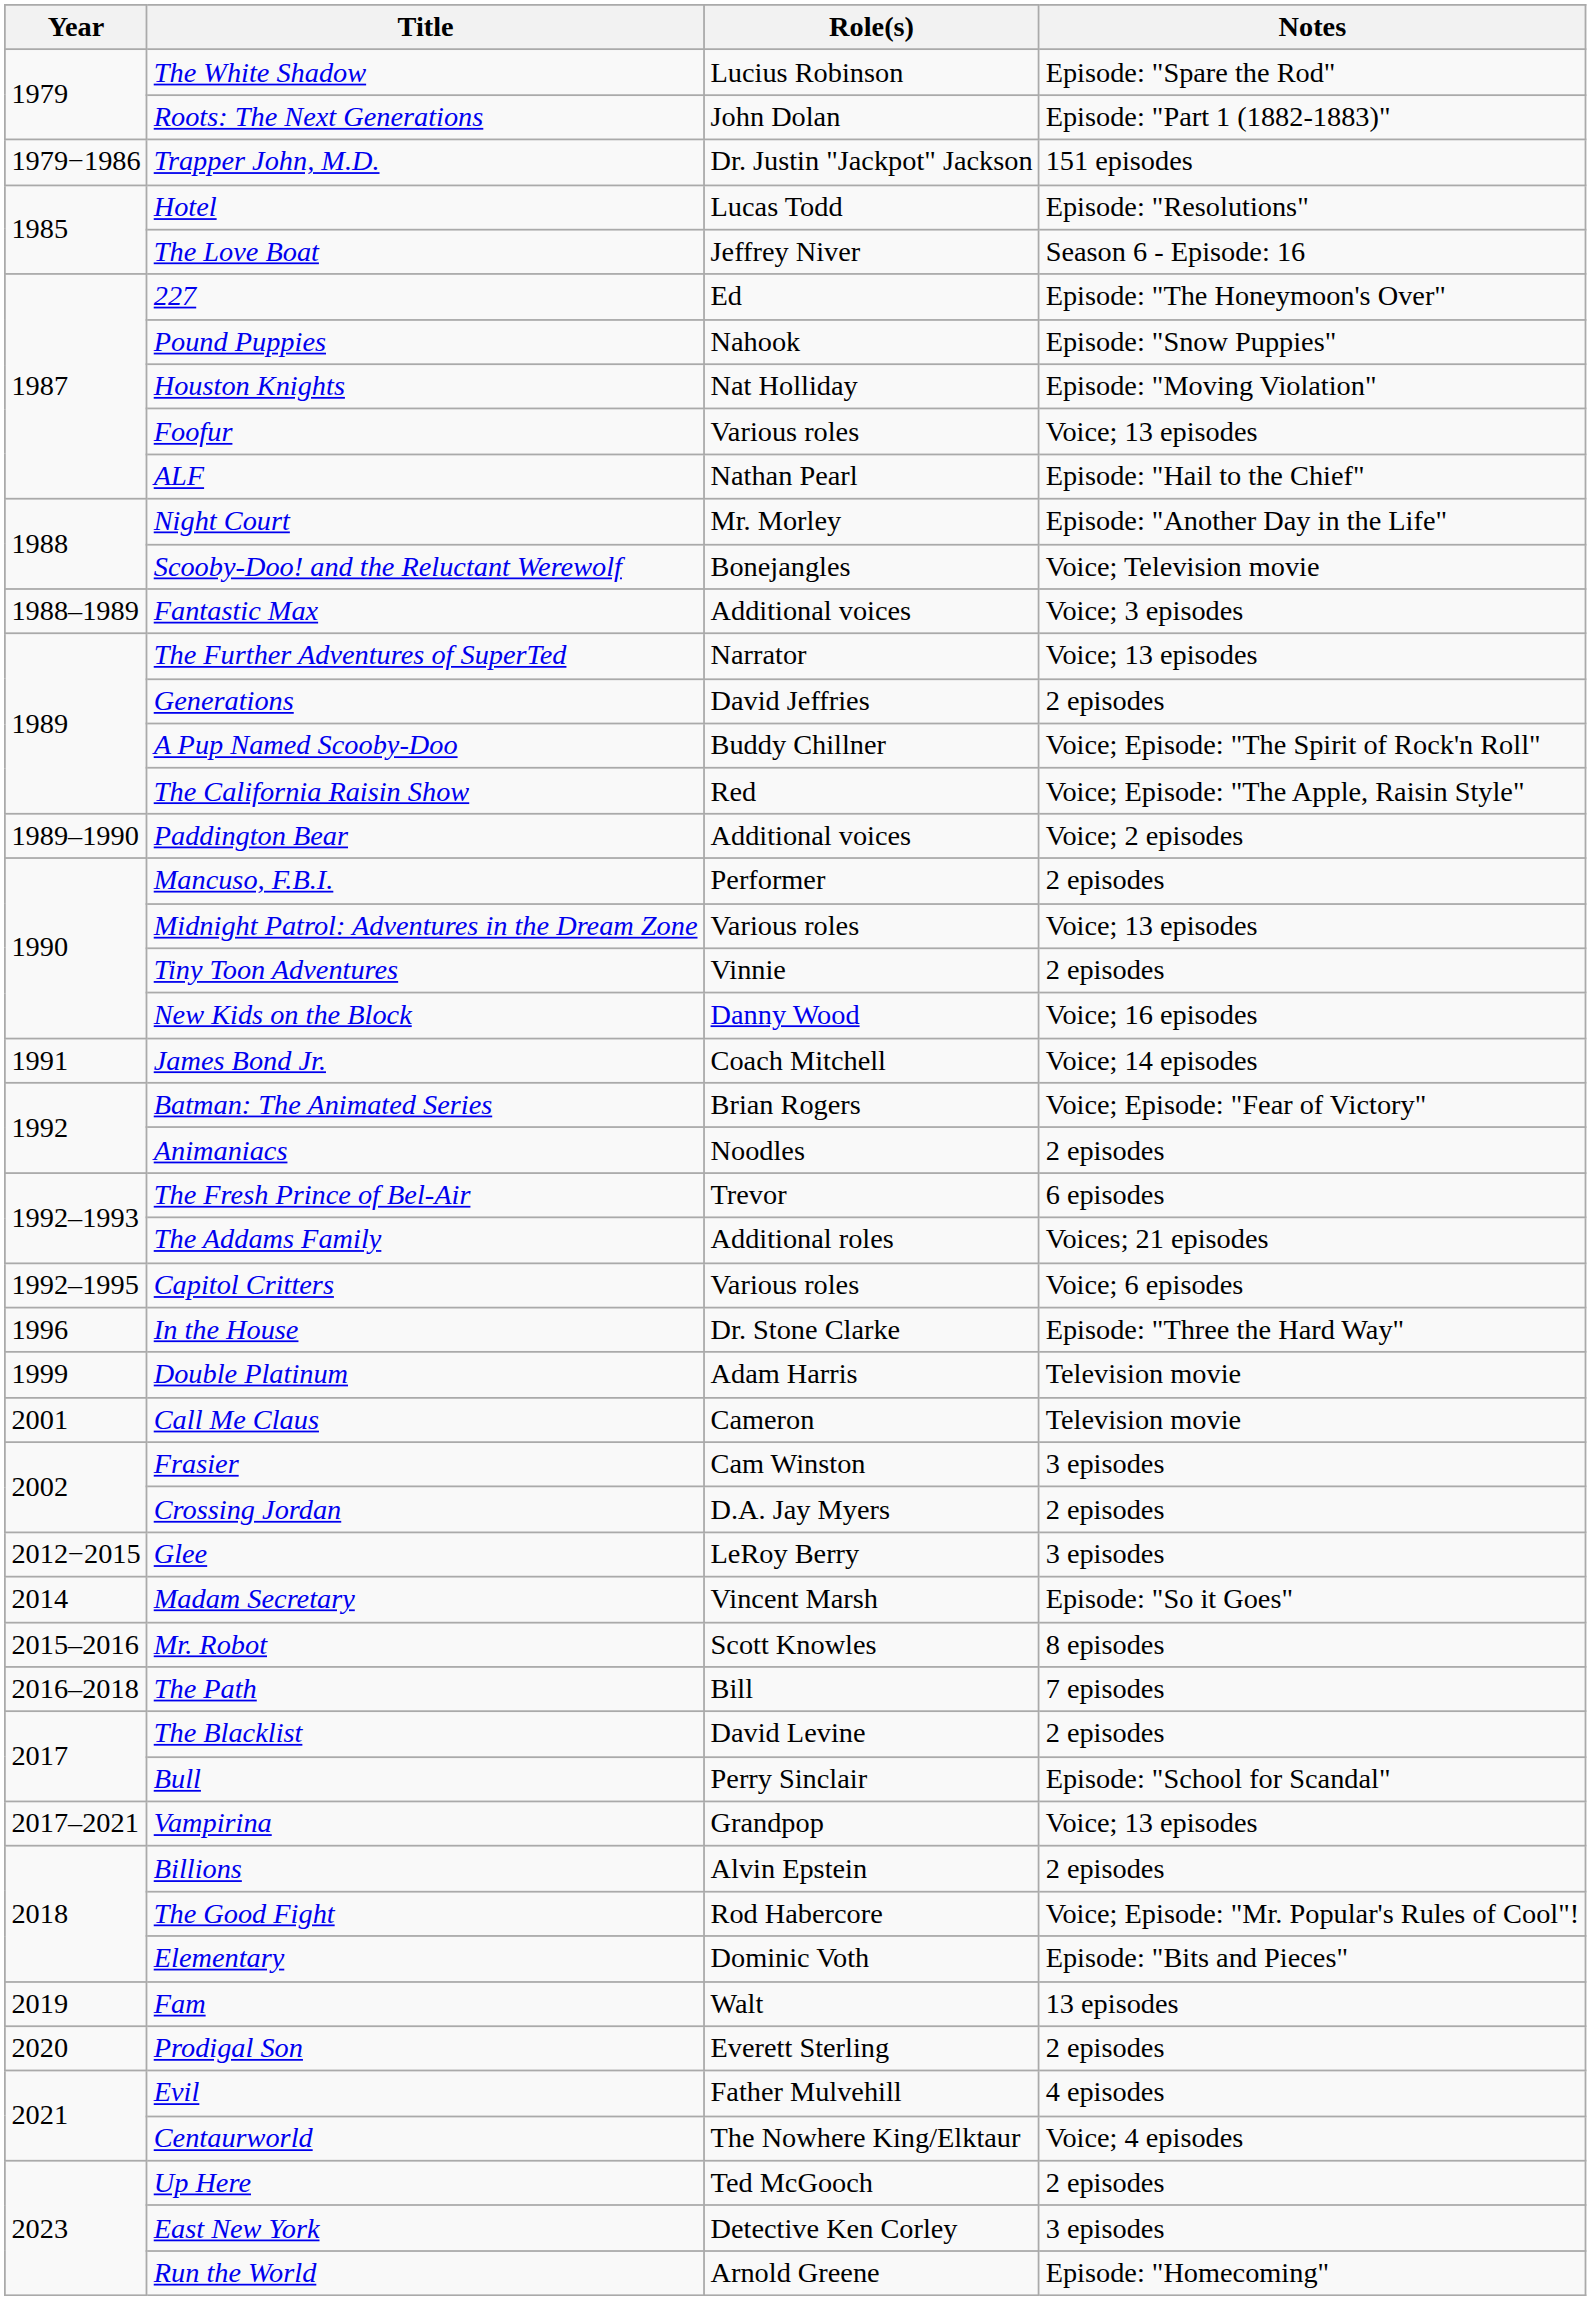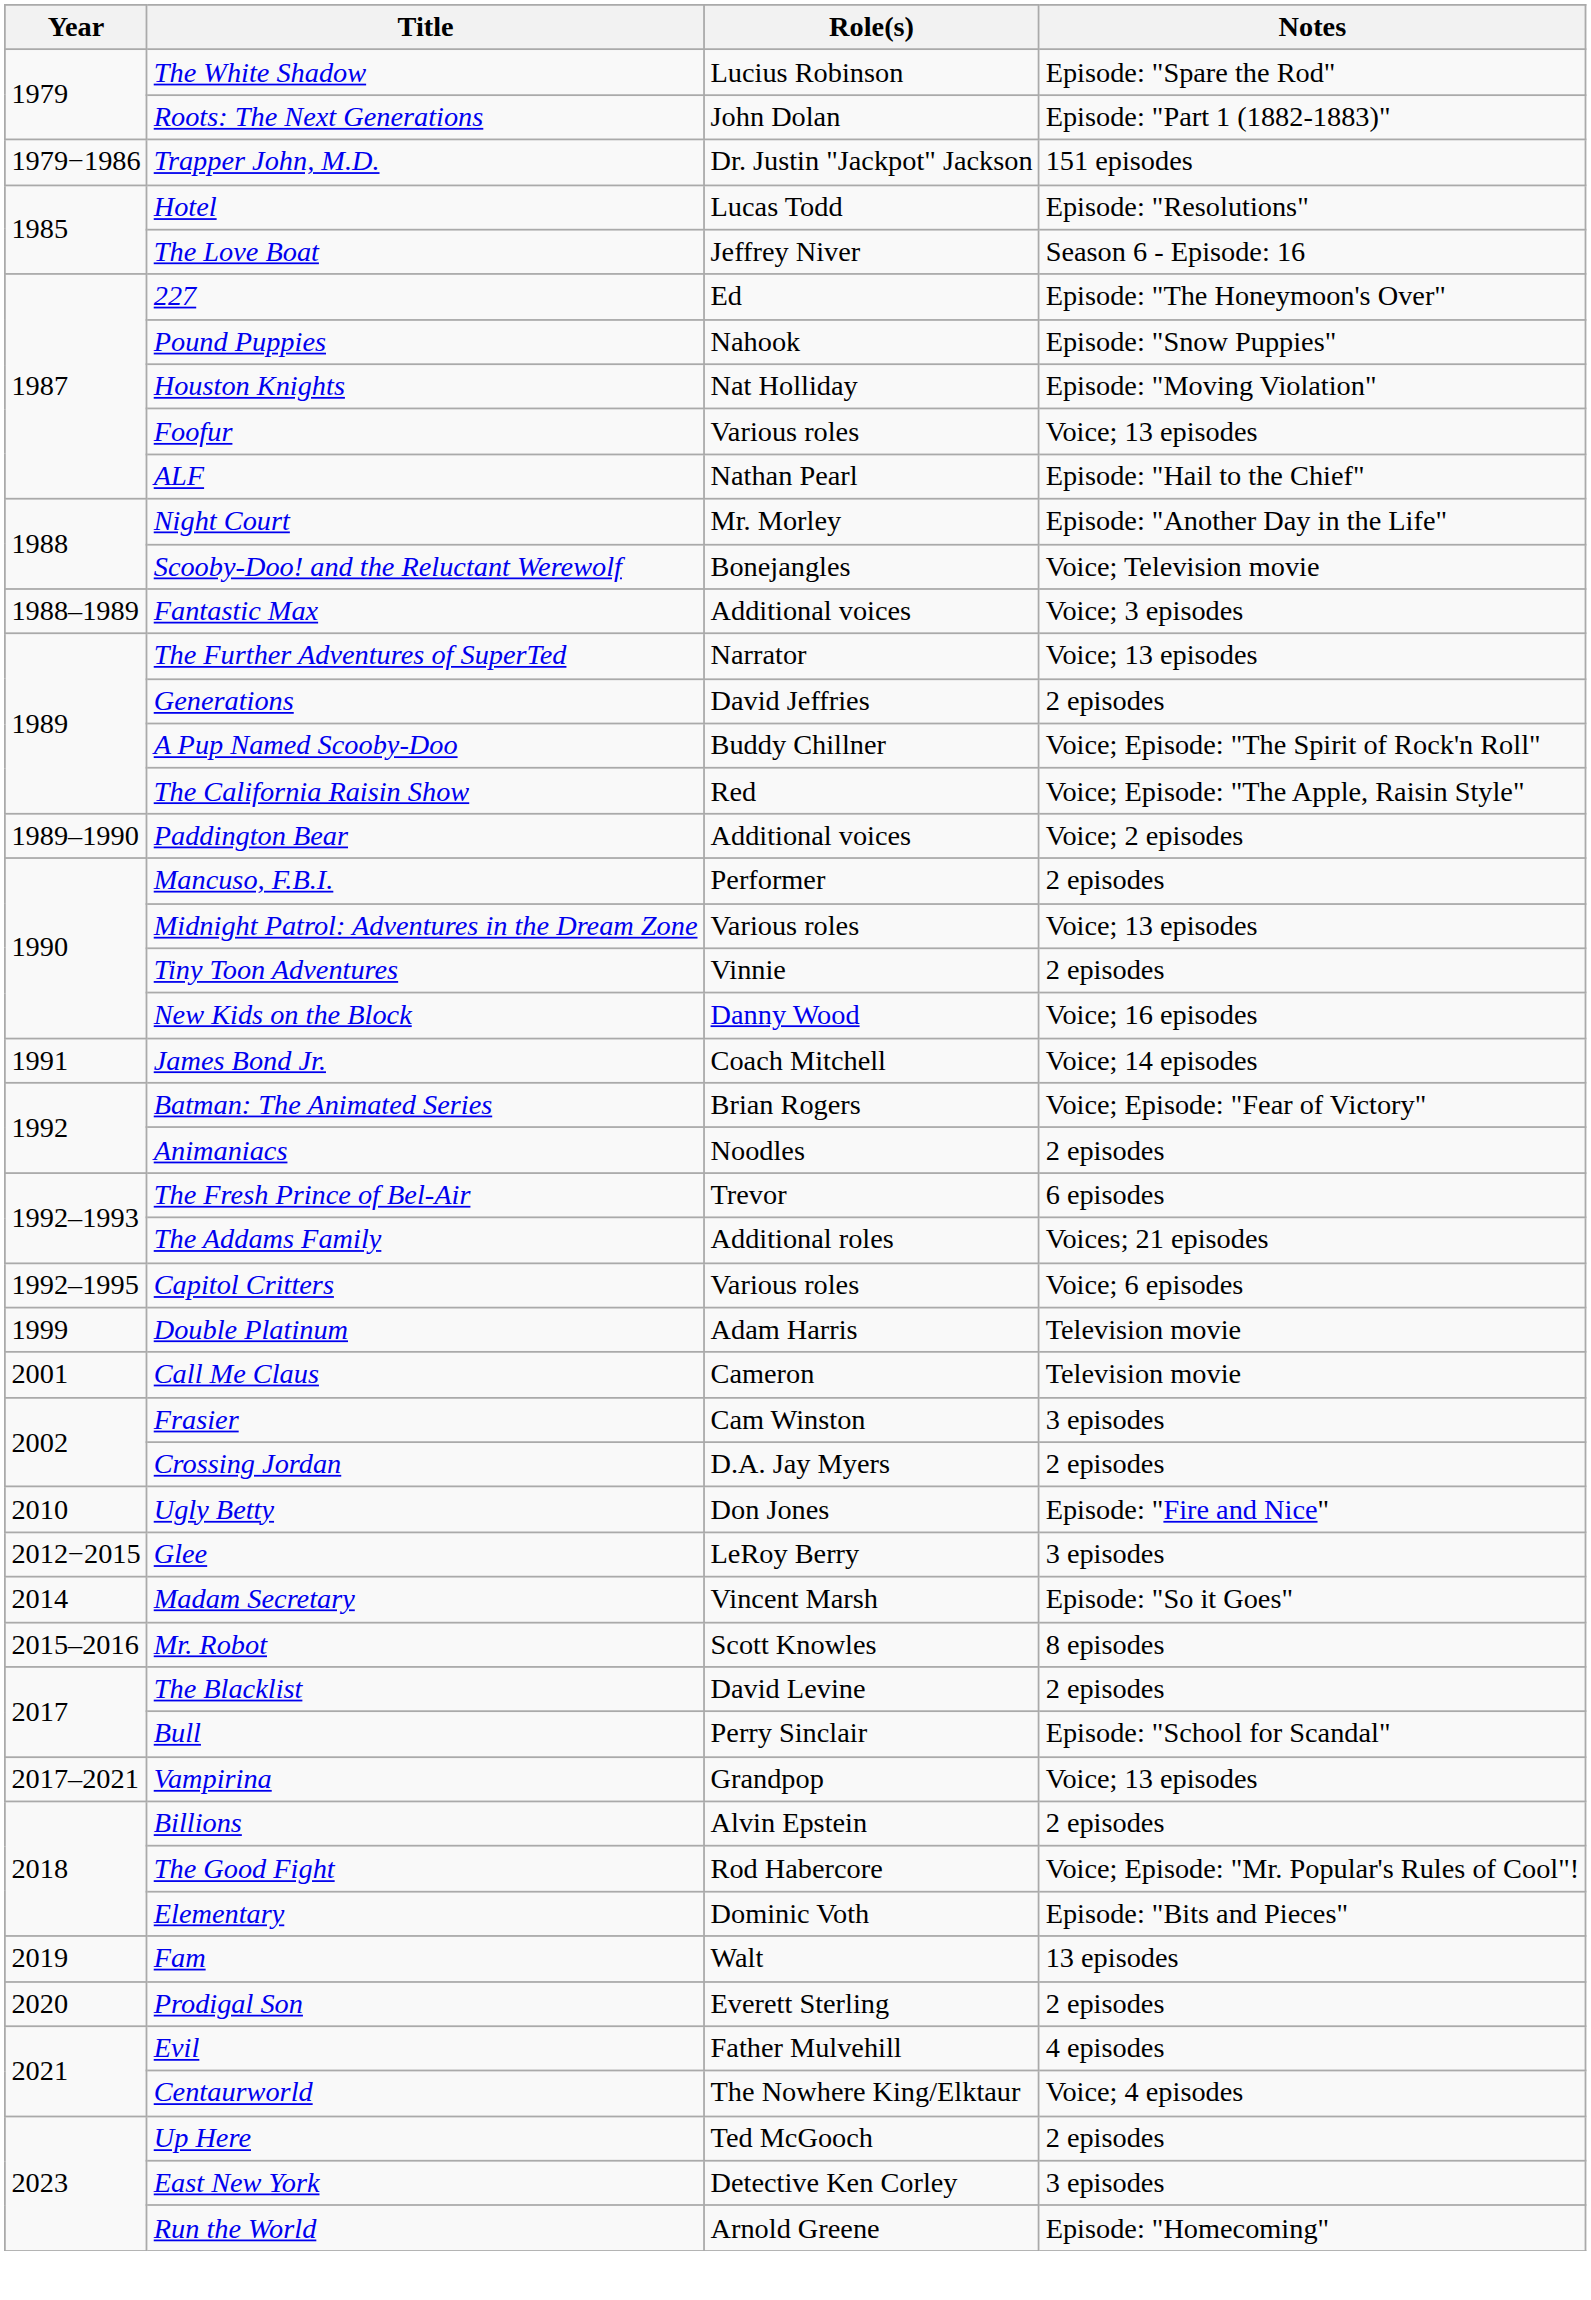- row: (226, 1329)
+ row: (214, 1509)
- row: (205, 1688)
